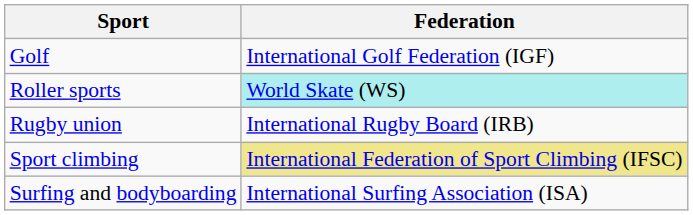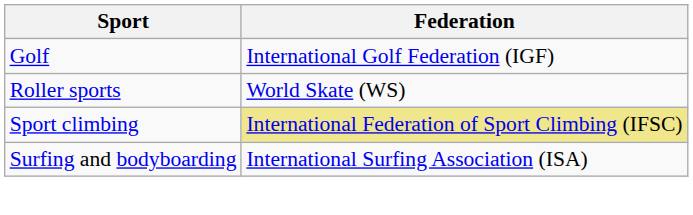(326, 90) paleturquoise background -> (326, 90) no background
- row: (66, 124)
